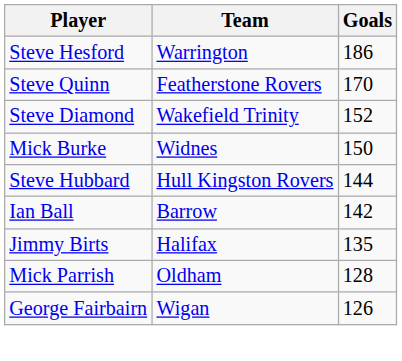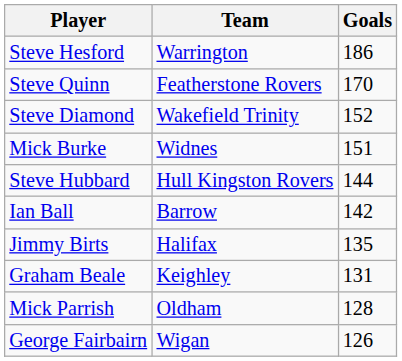(358, 148) 150 -> (358, 148) 151
+ row: (67, 276)
